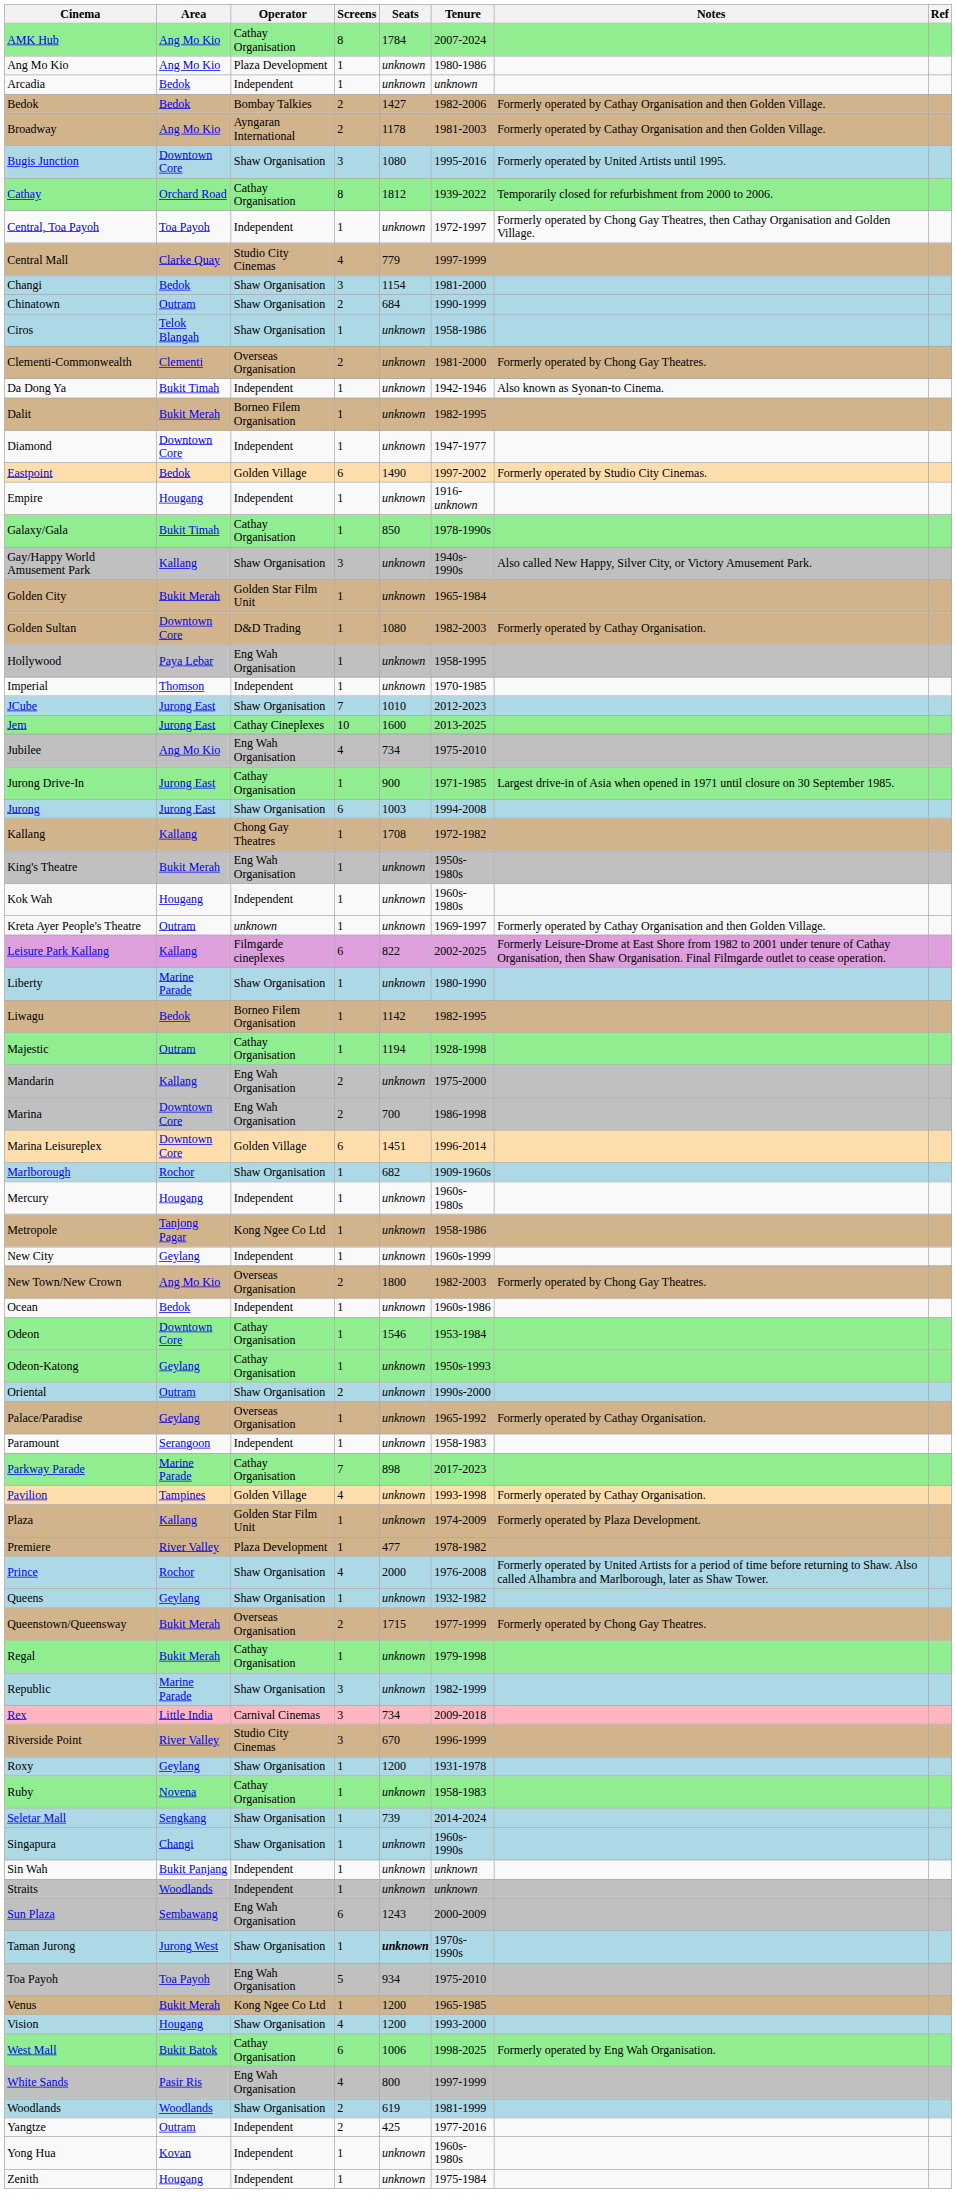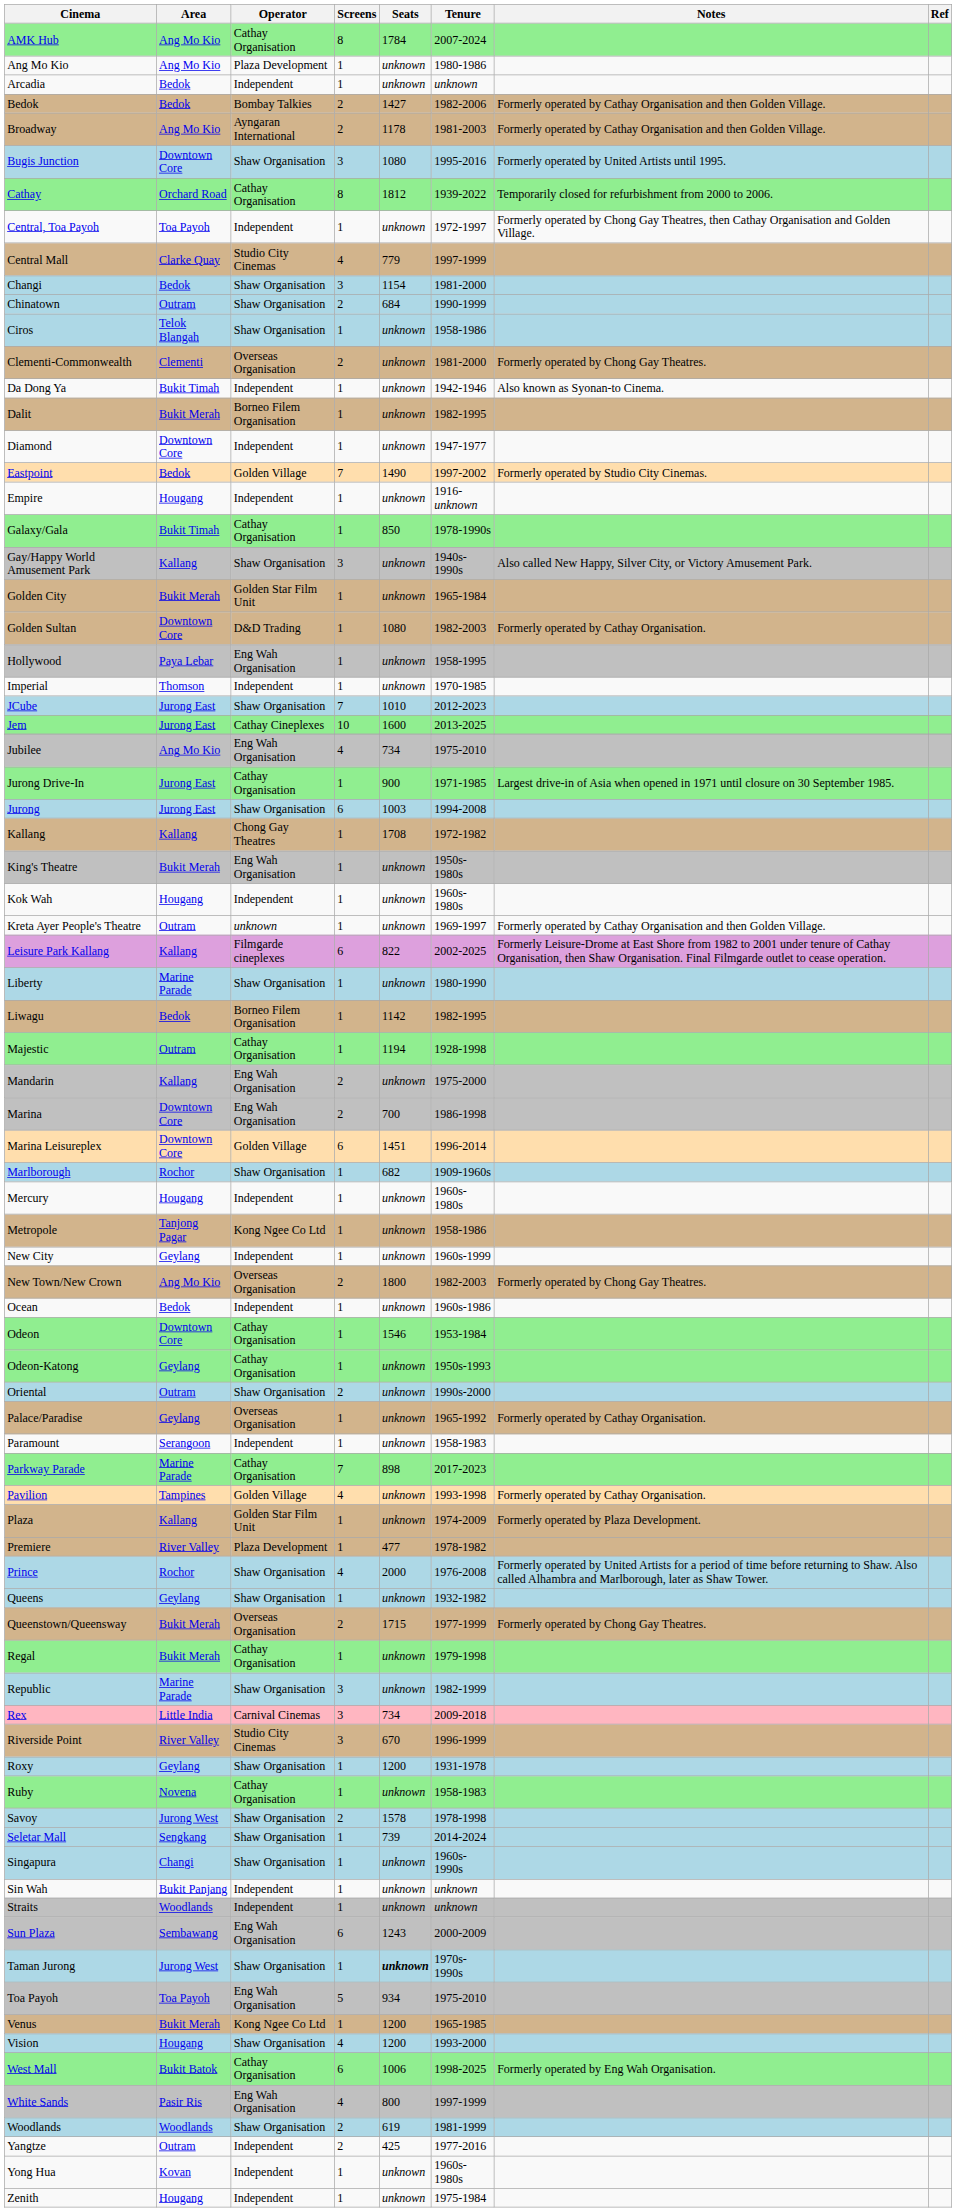(340, 472) 6 -> (340, 472) 7
+ row: (22, 1818)
